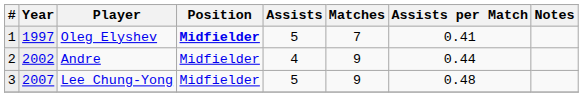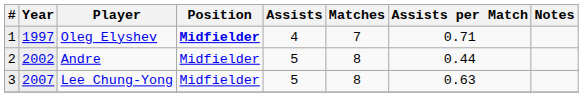(294, 37) 5 -> (294, 37) 4
(460, 37) 0.41 -> (460, 37) 0.71
(294, 59) 4 -> (294, 59) 5
(357, 59) 9 -> (357, 59) 8
(357, 81) 9 -> (357, 81) 8
(460, 81) 0.48 -> (460, 81) 0.63
